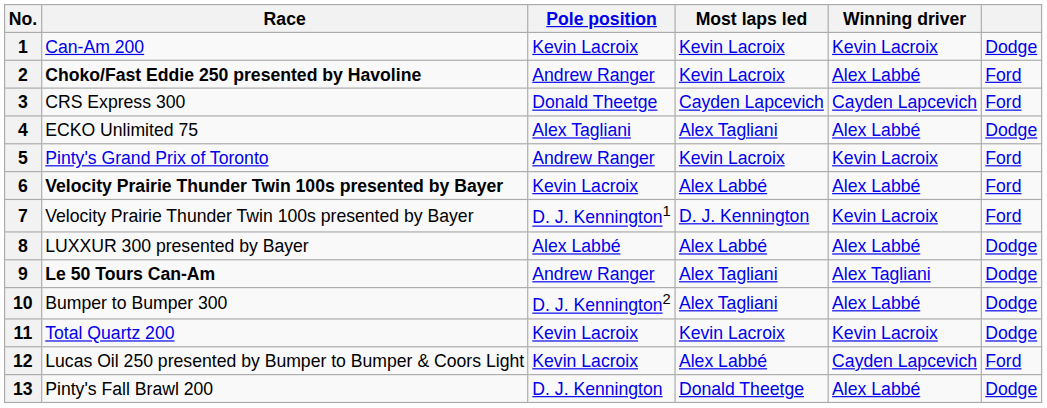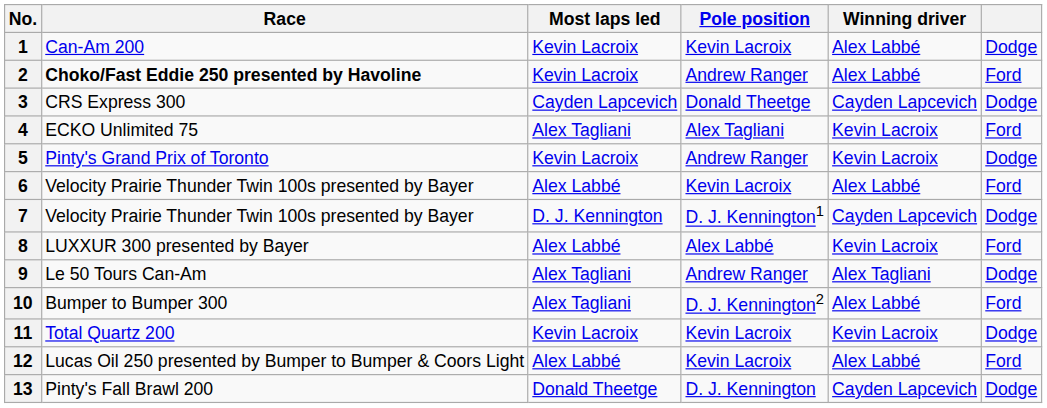columns swapped: (602, 19) <-> (751, 19)
(885, 47) Kevin Lacroix -> (876, 47) Alex Labbé
(1003, 102) Ford -> (1011, 102) Dodge
(876, 130) Alex Labbé -> (885, 130) Kevin Lacroix
(1011, 130) Dodge -> (1003, 130) Ford
(1003, 158) Ford -> (1011, 158) Dodge
(274, 186) bold -> (259, 186) normal
(885, 216) Kevin Lacroix -> (905, 216) Cayden Lapcevich
(1003, 216) Ford -> (1011, 216) Dodge
(876, 246) Alex Labbé -> (885, 246) Kevin Lacroix
(1011, 246) Dodge -> (1003, 246) Ford
(130, 273) bold -> (126, 273) normal
(1011, 303) Dodge -> (1003, 303) Ford
(905, 361) Cayden Lapcevich -> (876, 361) Alex Labbé
(876, 389) Alex Labbé -> (905, 389) Cayden Lapcevich
